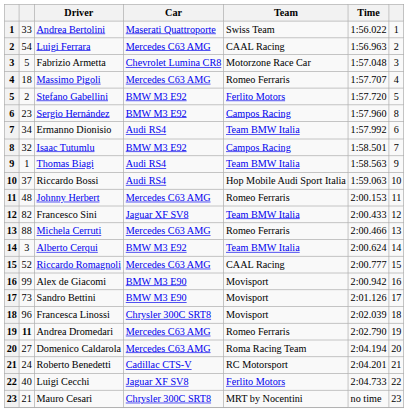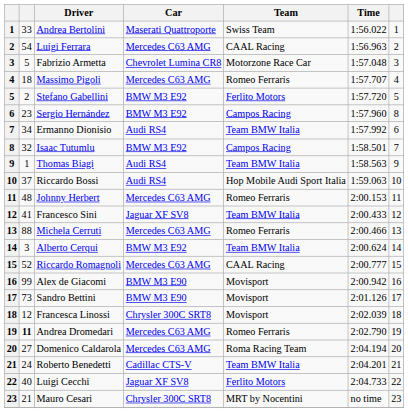(27, 214) 82 -> (27, 214) 41
(27, 315) 96 -> (27, 315) 12
(257, 365) RC Motorsport -> (263, 365) Team BMW Italia
